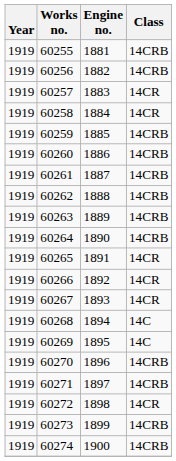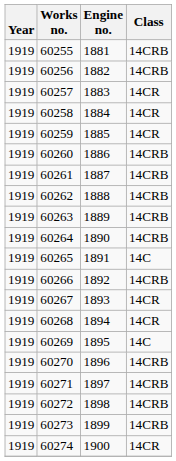(149, 133) 14CRB -> (144, 133) 14CR
(144, 258) 14CR -> (140, 258) 14C
(144, 279) 14CR -> (149, 279) 14CRB
(140, 320) 14C -> (144, 320) 14CR
(144, 404) 14CR -> (149, 404) 14CRB
(149, 445) 14CRB -> (144, 445) 14CR
